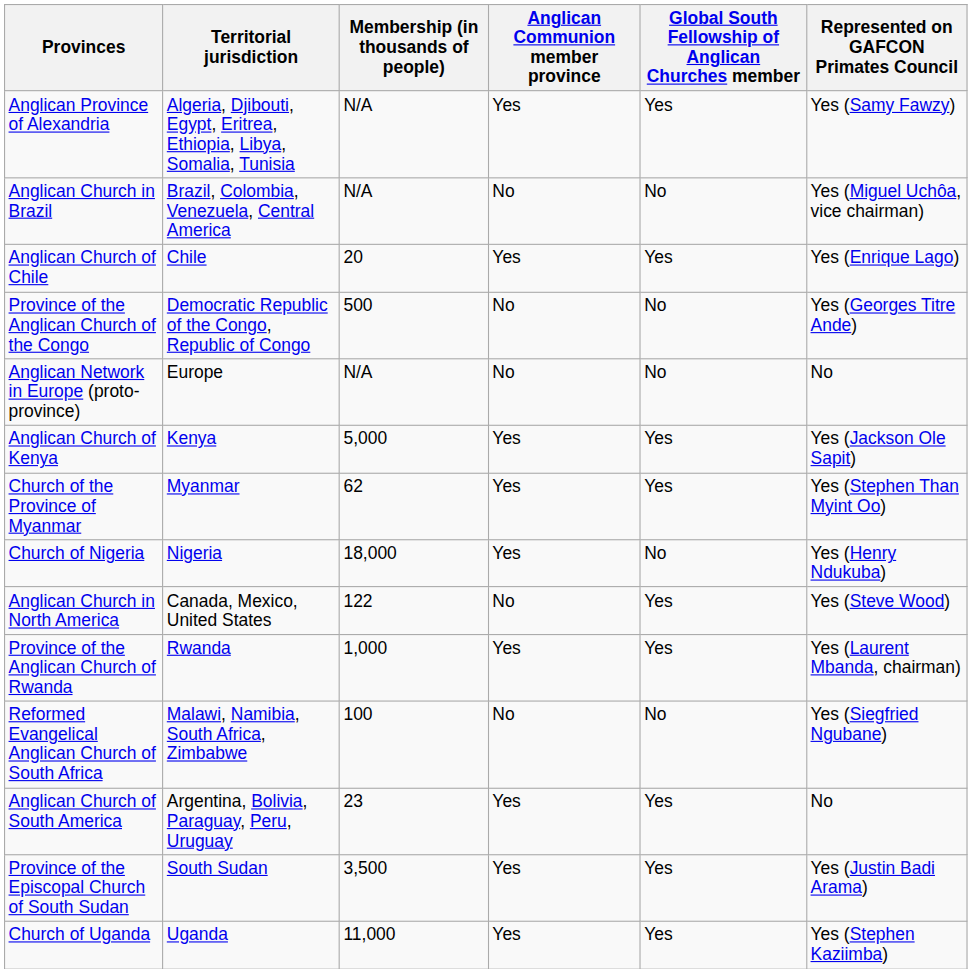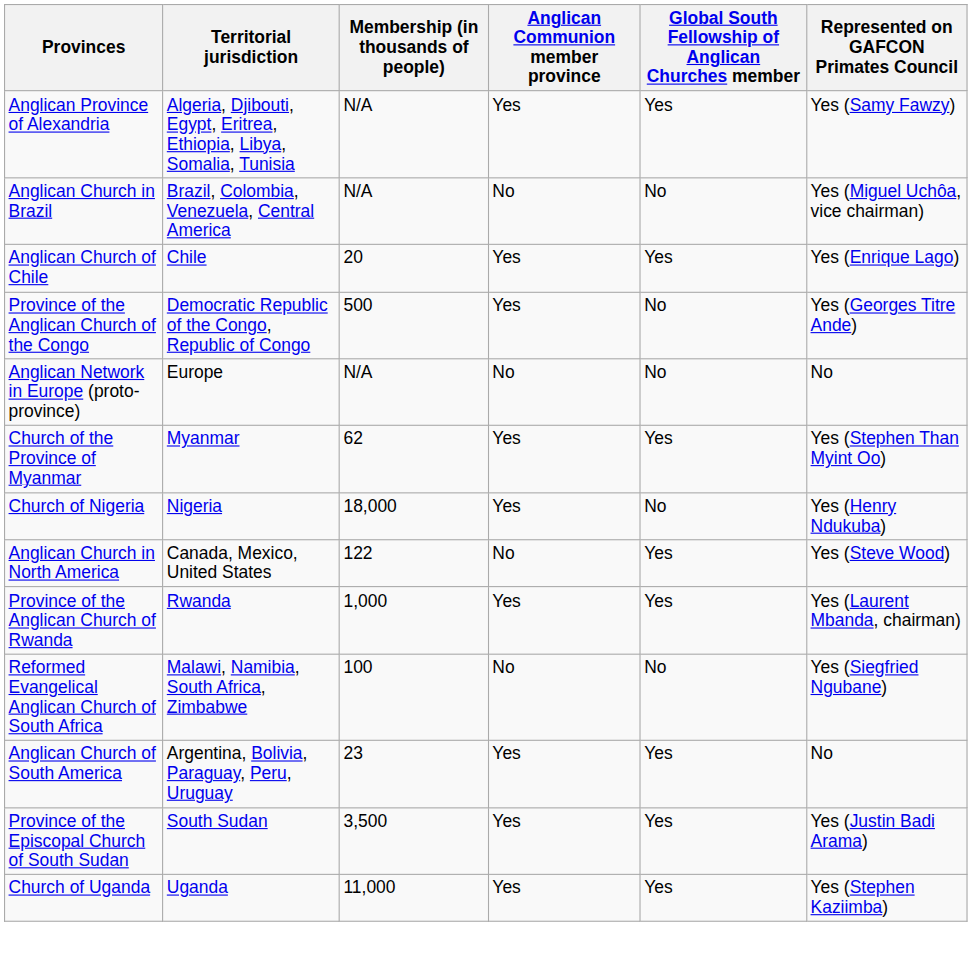(504, 305) No -> (507, 305) Yes
- row: (82, 449)
